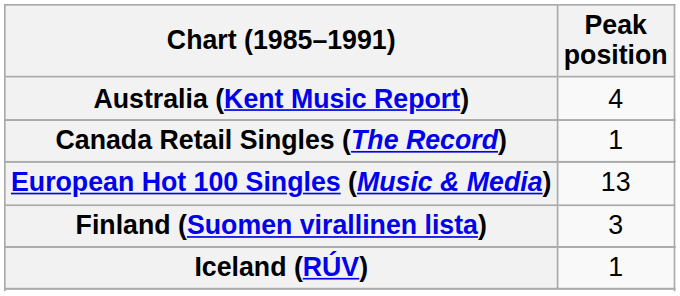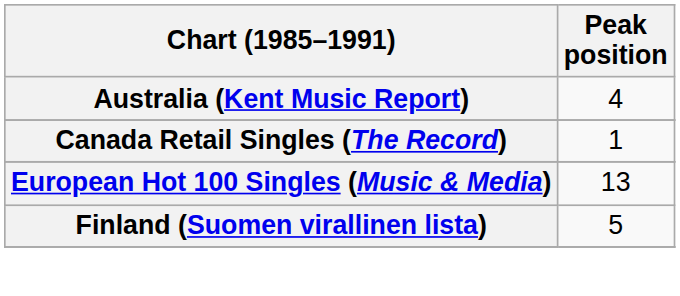(616, 225) 3 -> (616, 225) 5
- row: (281, 267)
